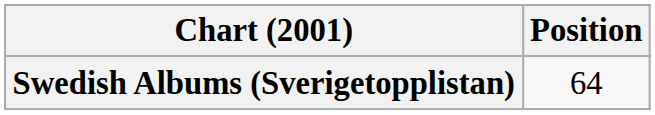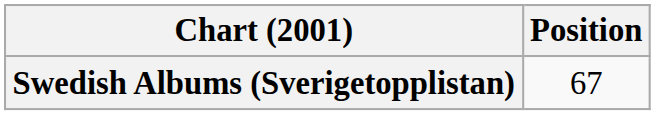(586, 82) 64 -> (586, 82) 67
